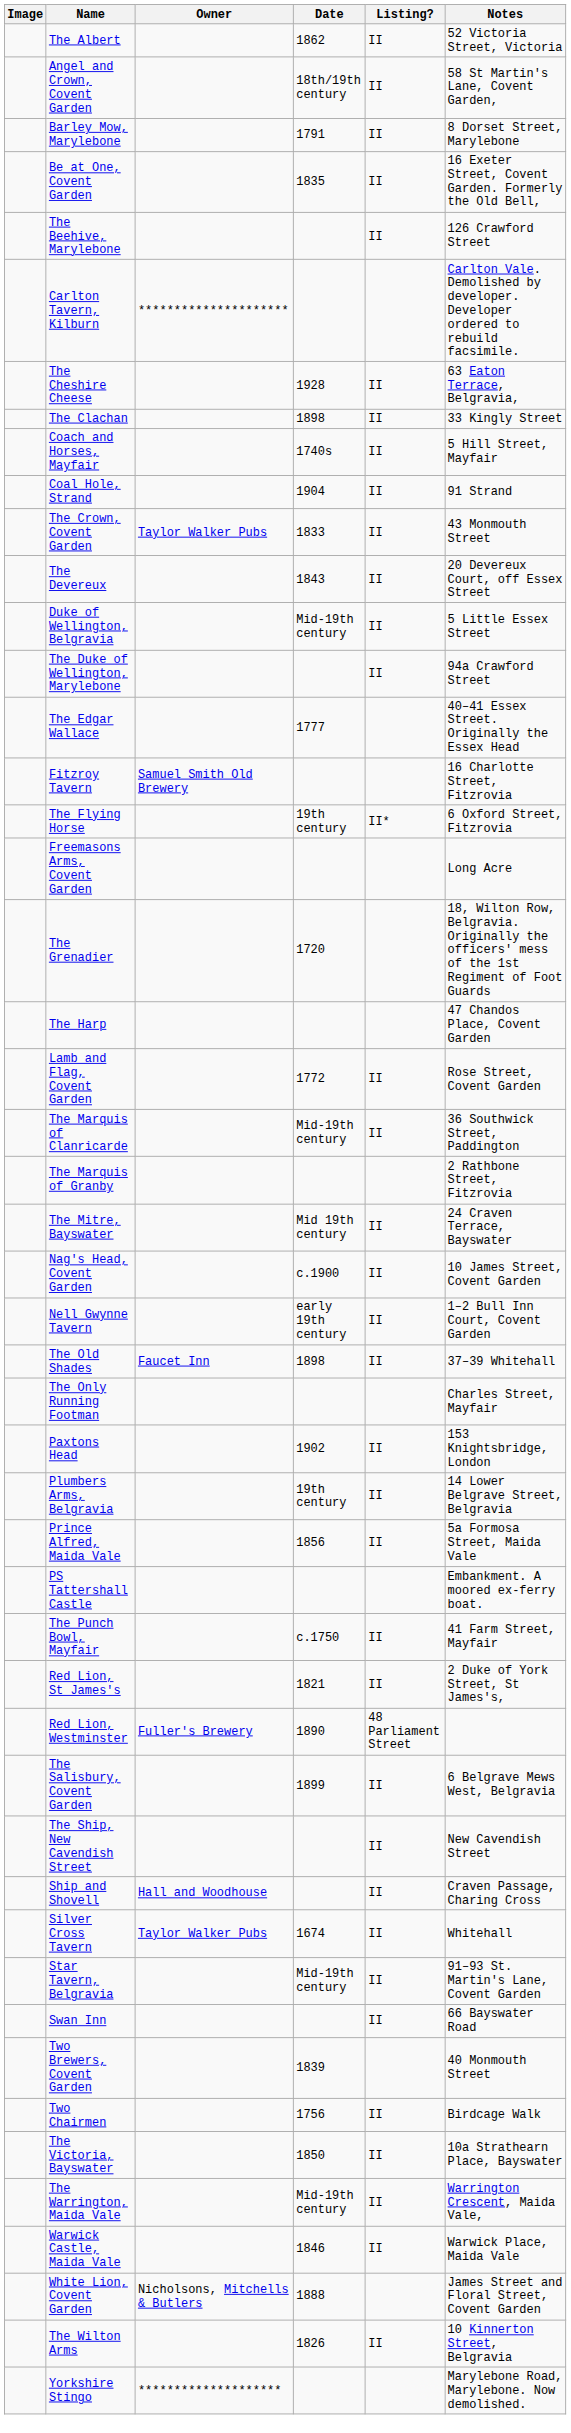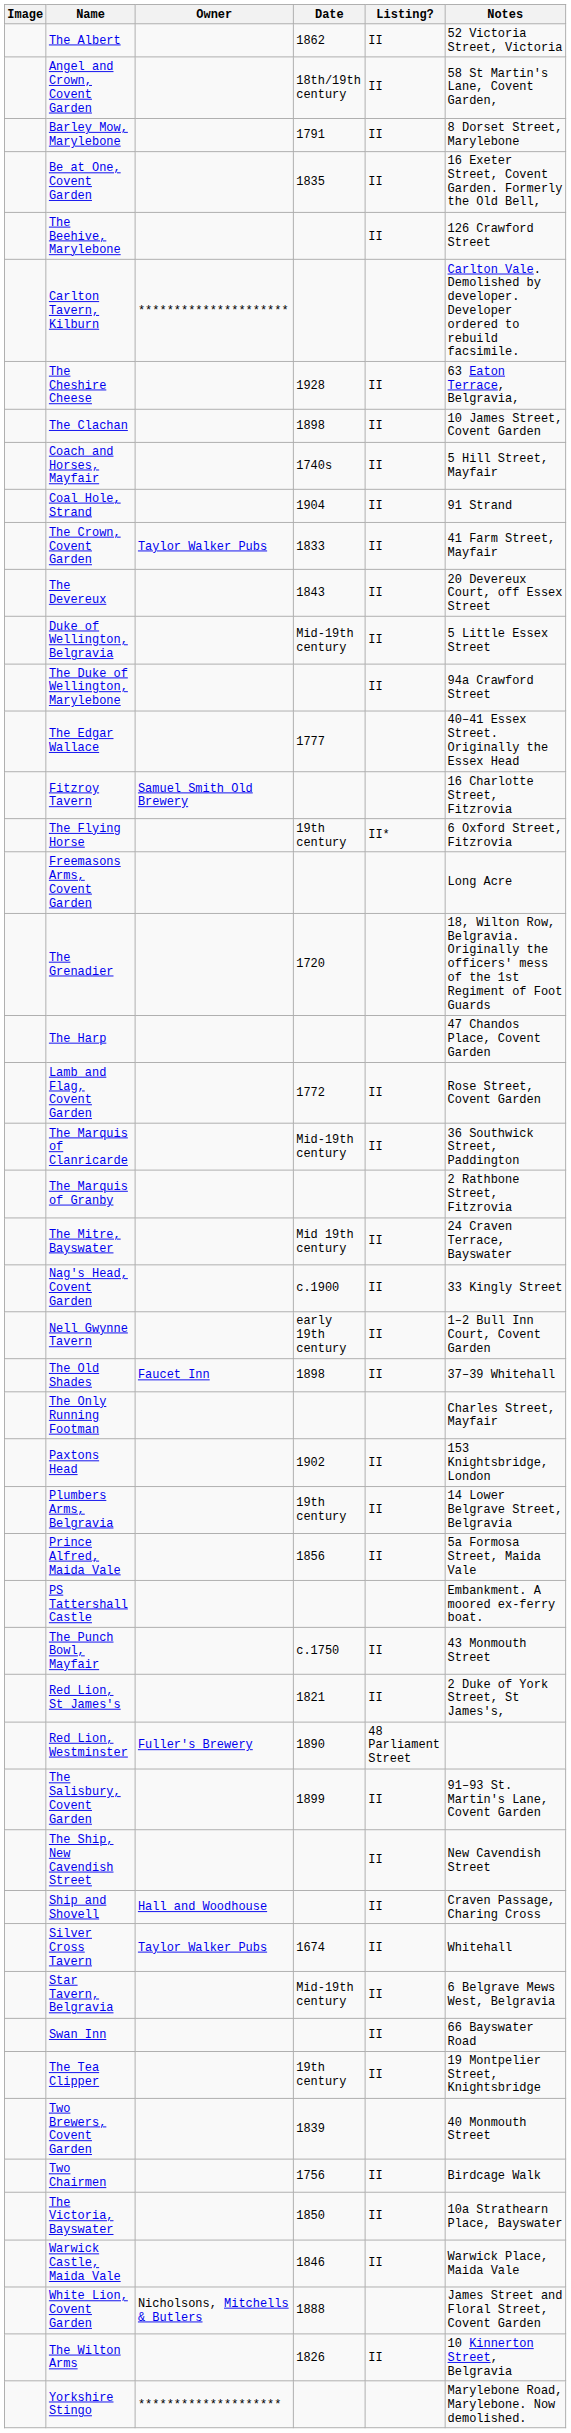(505, 419) 33 Kingly Street -> (505, 425) 10 James Street, Covent Garden
(487, 532) 43 Monmouth Street -> (501, 546) 41 Farm Street, Mayfair
(505, 1274) 10 James Street, Covent Garden -> (505, 1288) 33 Kingly Street
(501, 1637) 41 Farm Street, Mayfair -> (487, 1651) 43 Monmouth Street
(501, 1785) 6 Belgrave Mews West, Belgravia -> (498, 1799) 91–93 St. Martin's Lane, Covent Garden
(498, 1981) 91–93 St. Martin's Lane, Covent Garden -> (501, 1995) 6 Belgrave Mews West, Belgravia
+ row: (74, 2075)
- row: (88, 2202)
